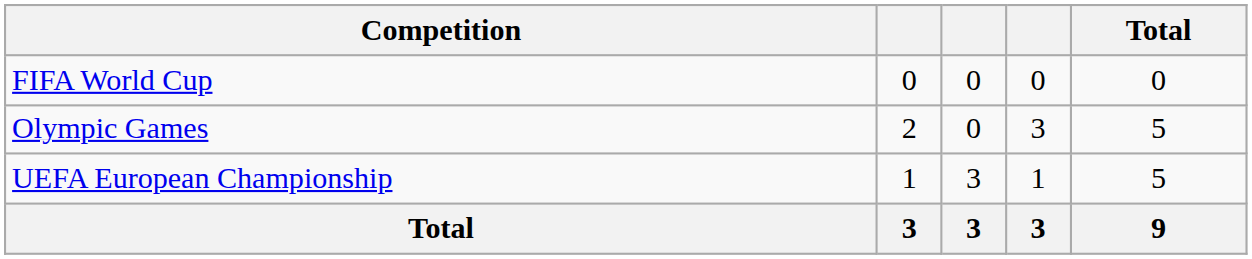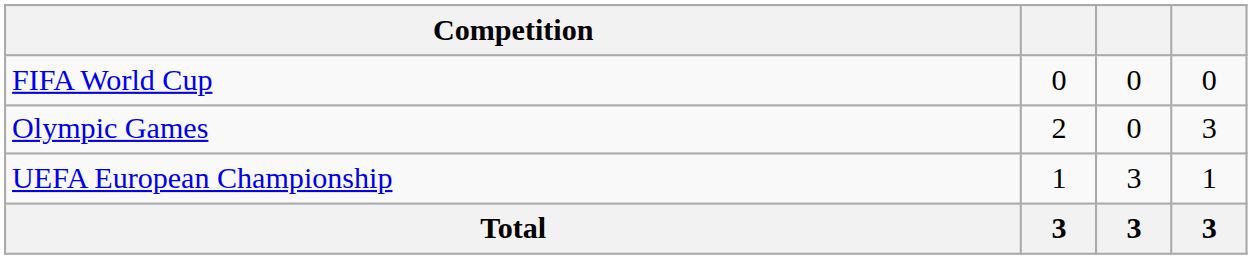- column: (1159, 29)
